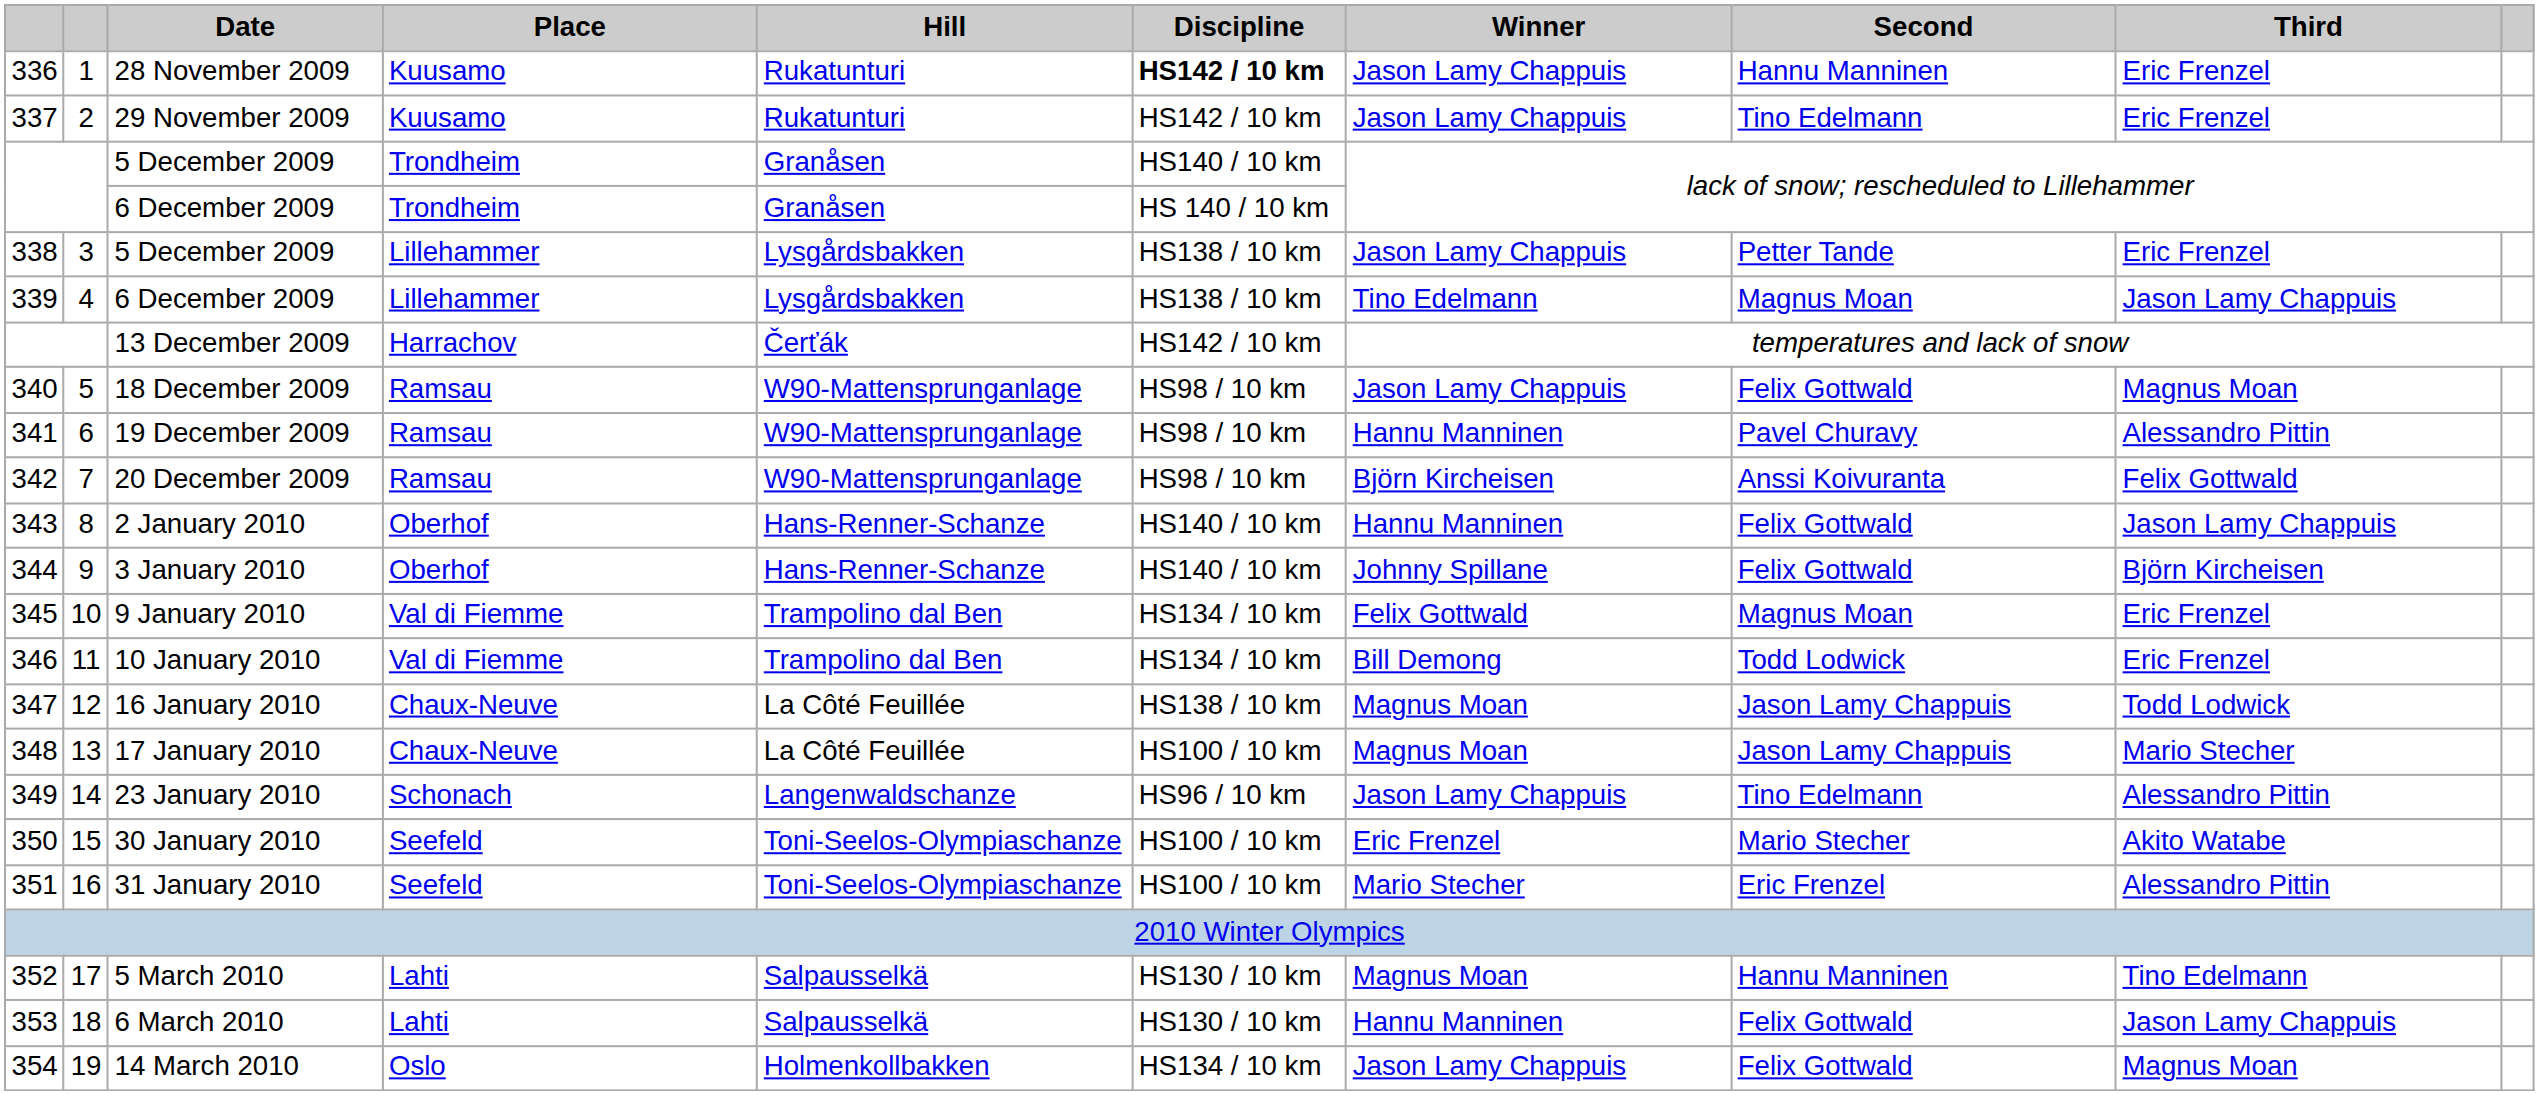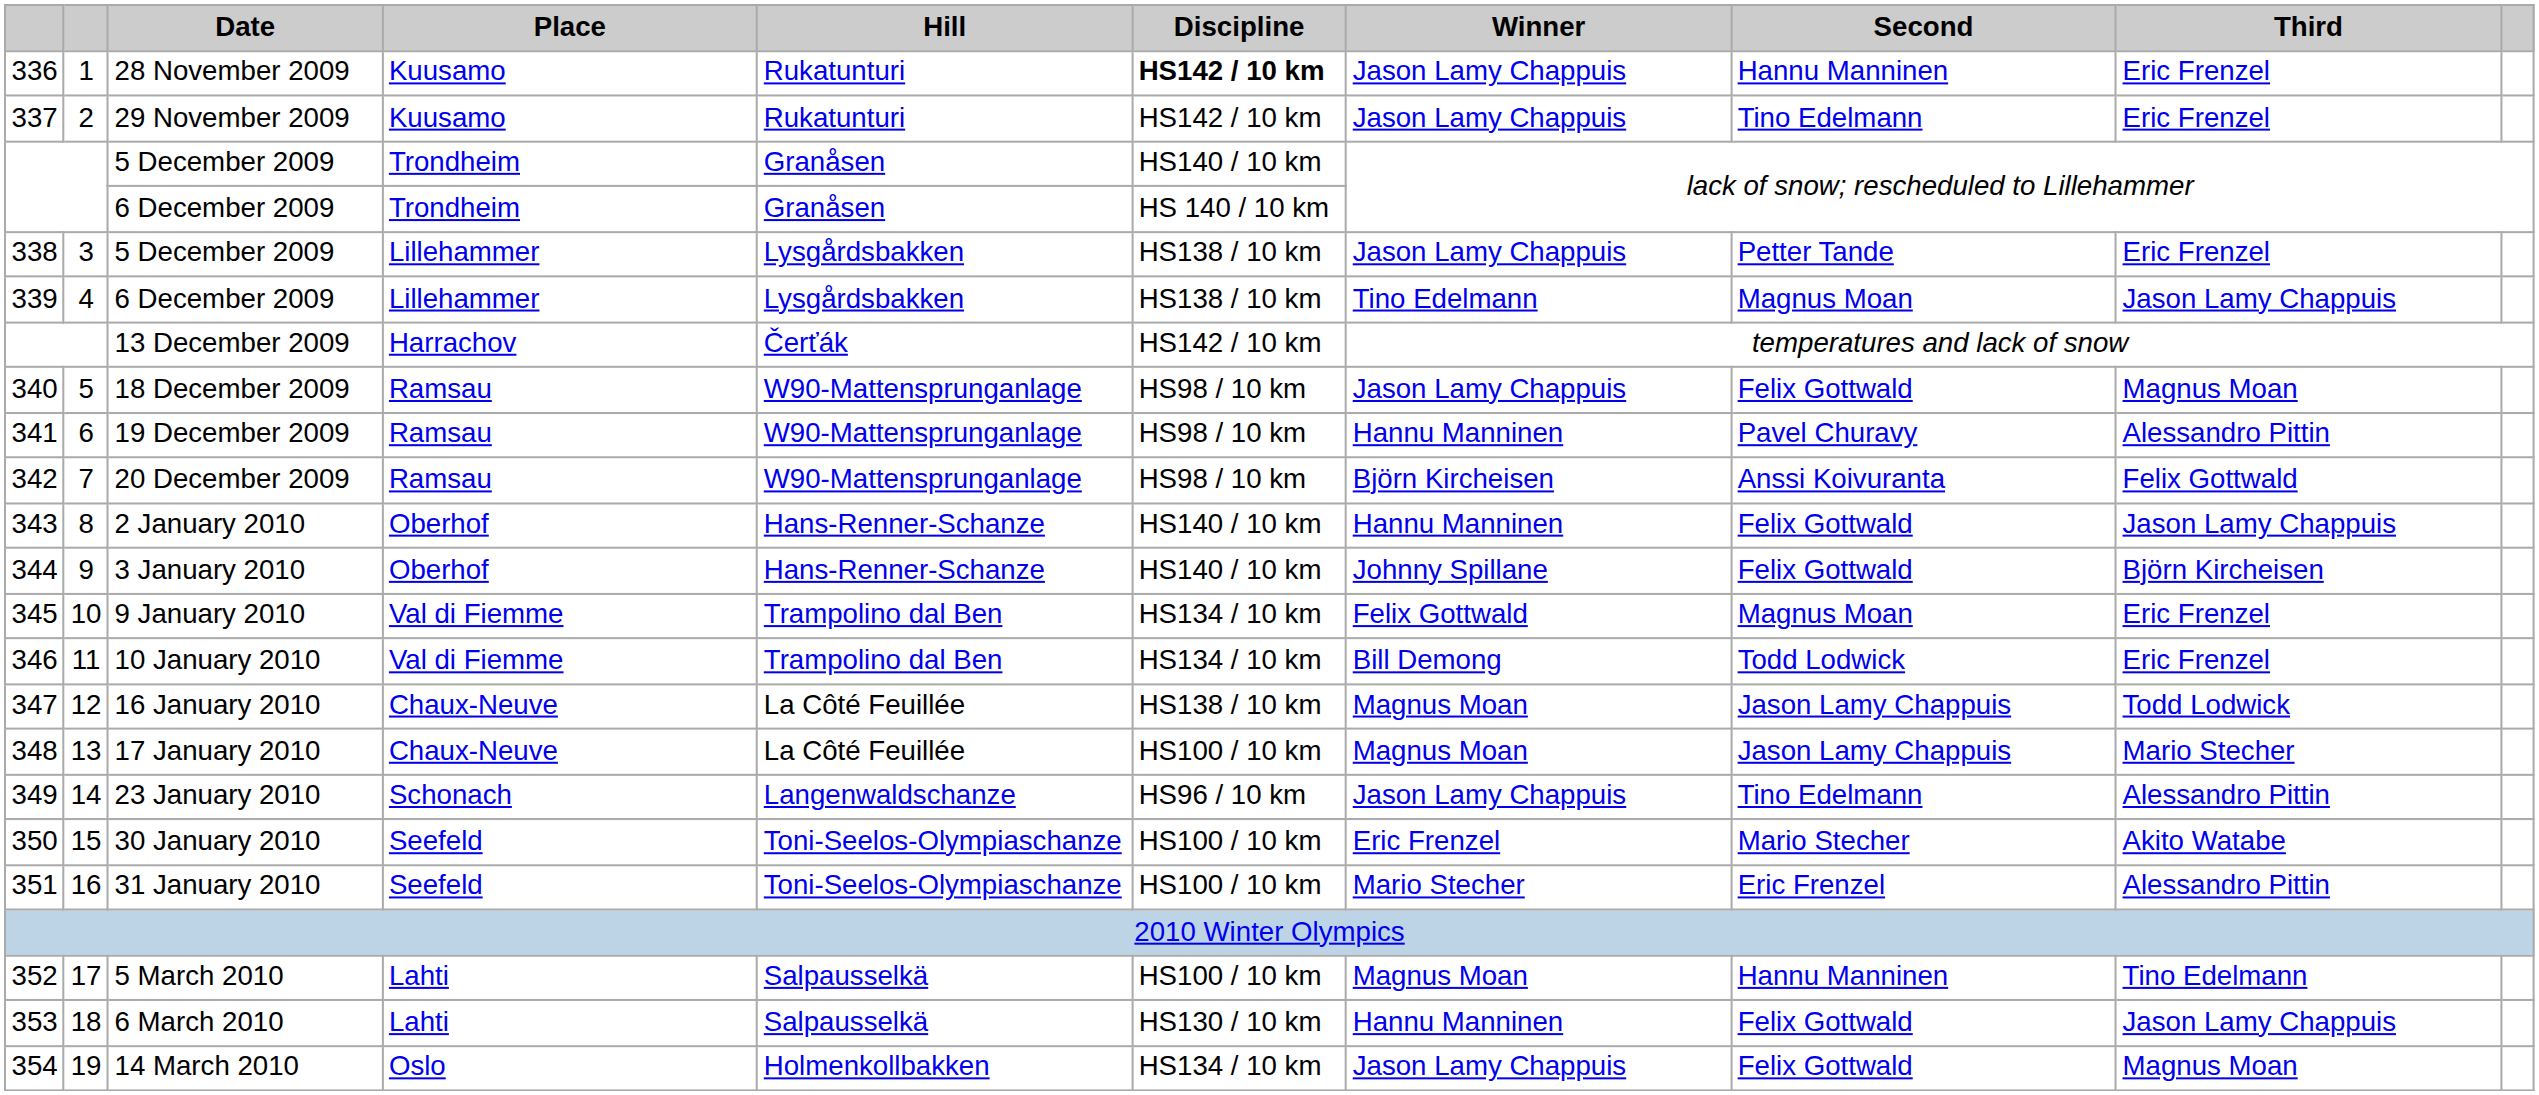(1230, 976) HS130 / 10 km -> (1230, 976) HS100 / 10 km
